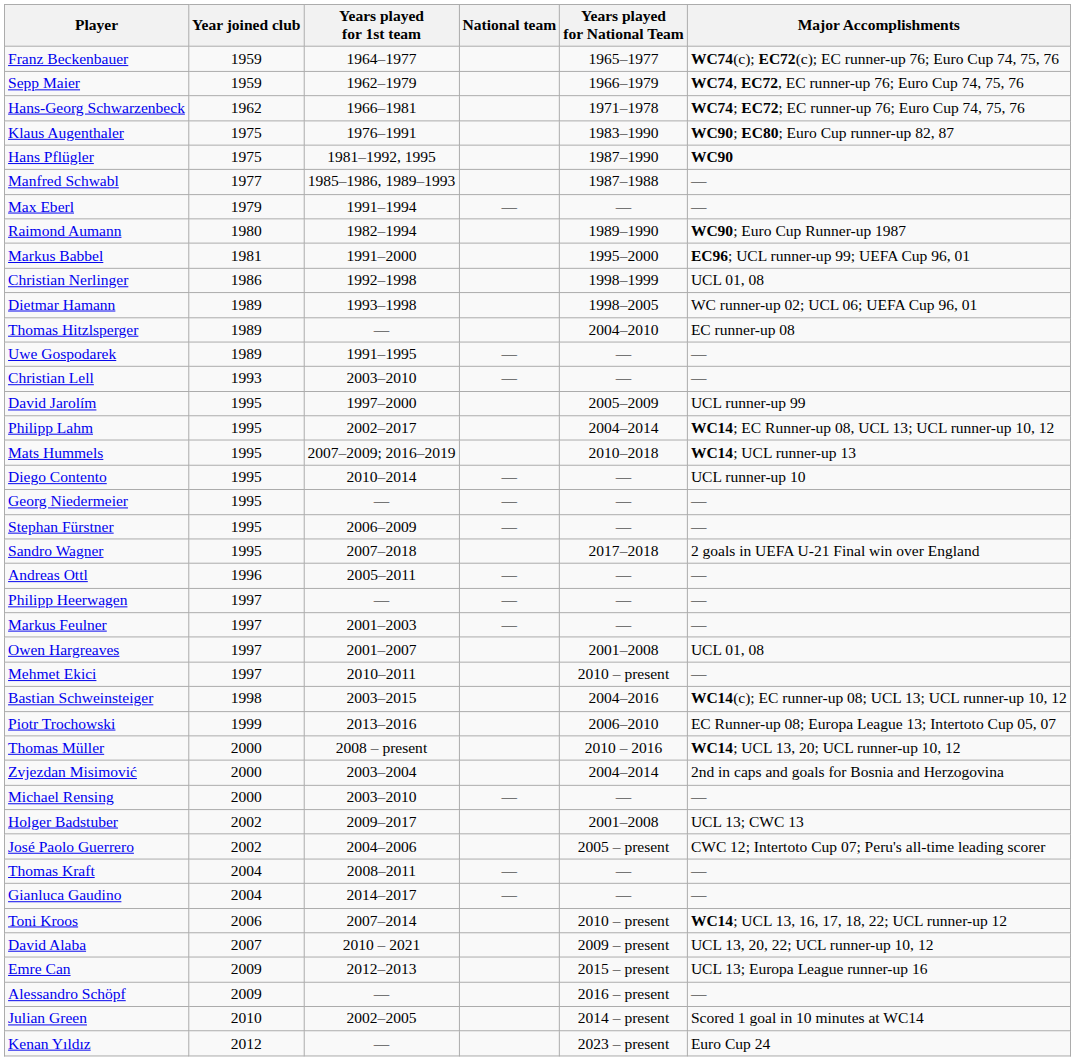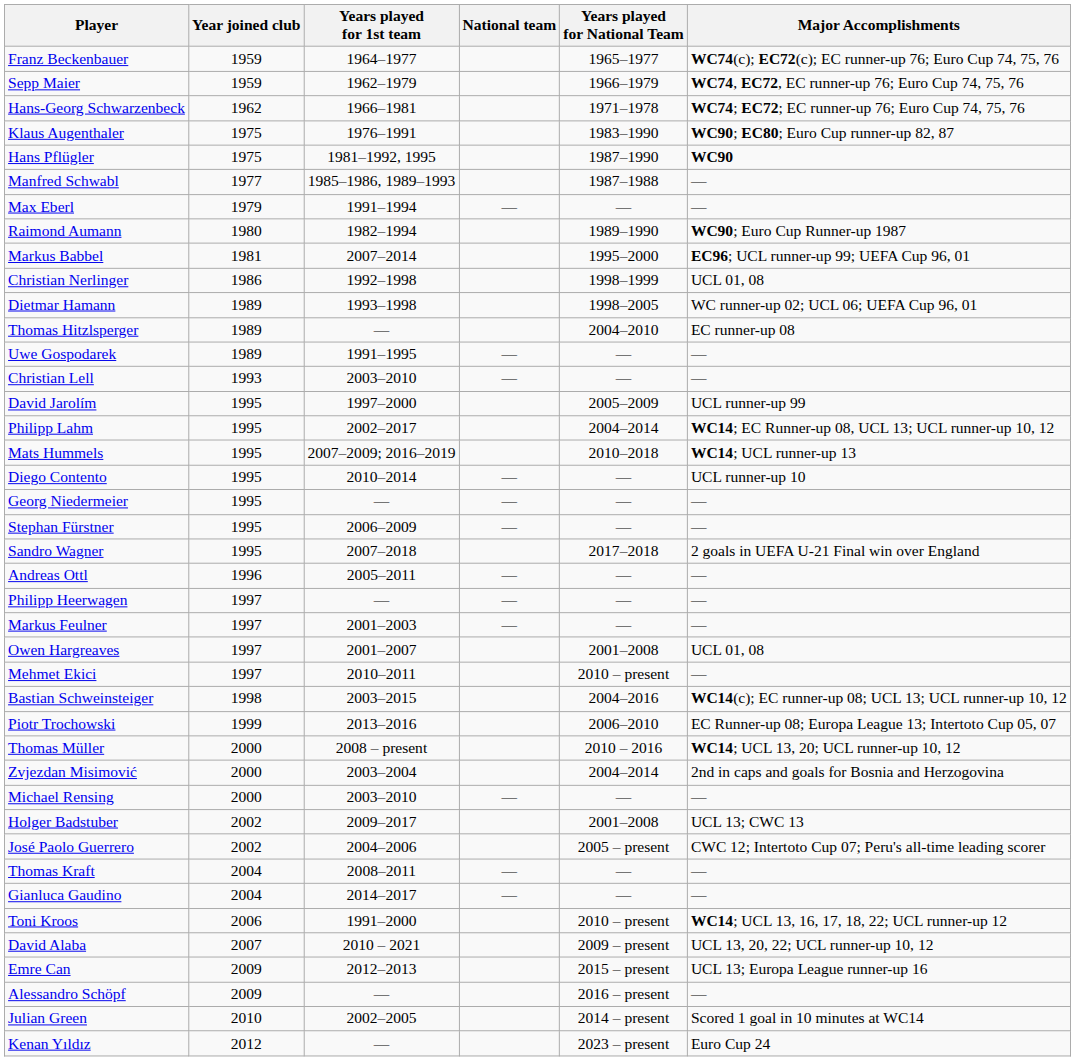(381, 255) 1991–2000 -> (381, 255) 2007–2014
(381, 920) 2007–2014 -> (381, 920) 1991–2000
